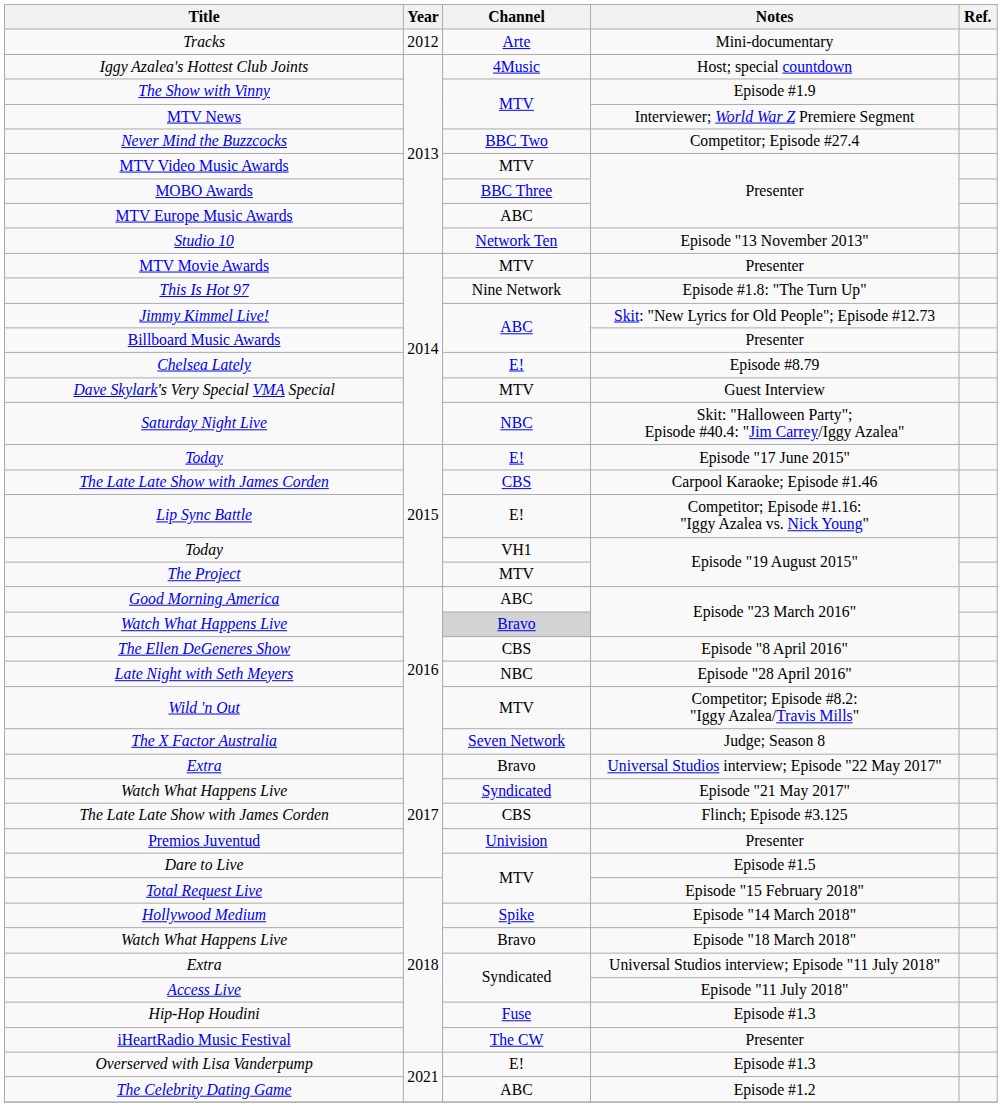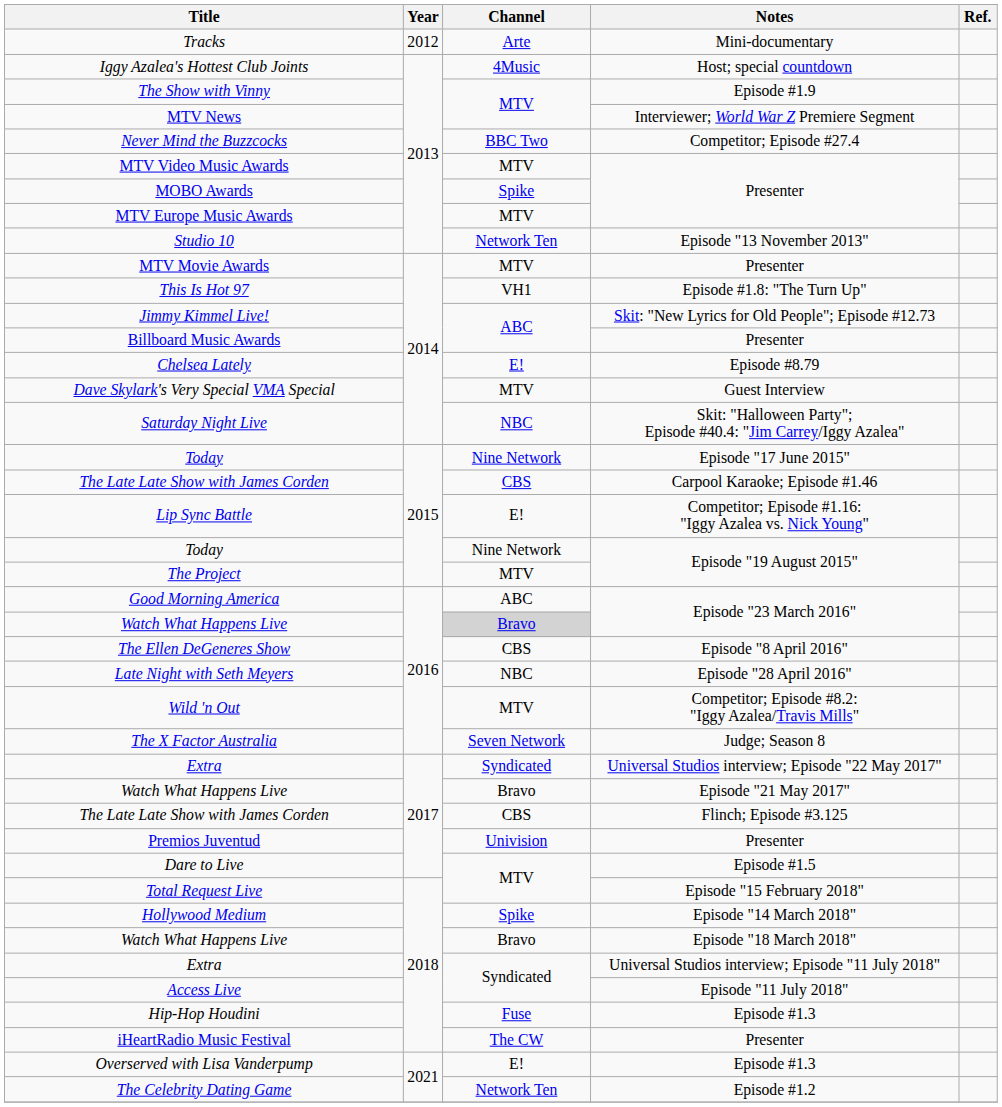(516, 191) BBC Three -> (516, 191) Spike
(516, 215) ABC -> (516, 215) MTV
(516, 290) Nine Network -> (516, 290) VH1
(516, 457) E! -> (516, 457) Nine Network
(516, 549) VH1 -> (516, 549) Nine Network
(516, 766) Bravo -> (516, 766) Syndicated
(516, 791) Syndicated -> (516, 791) Bravo
(516, 1089) ABC -> (516, 1089) Network Ten
